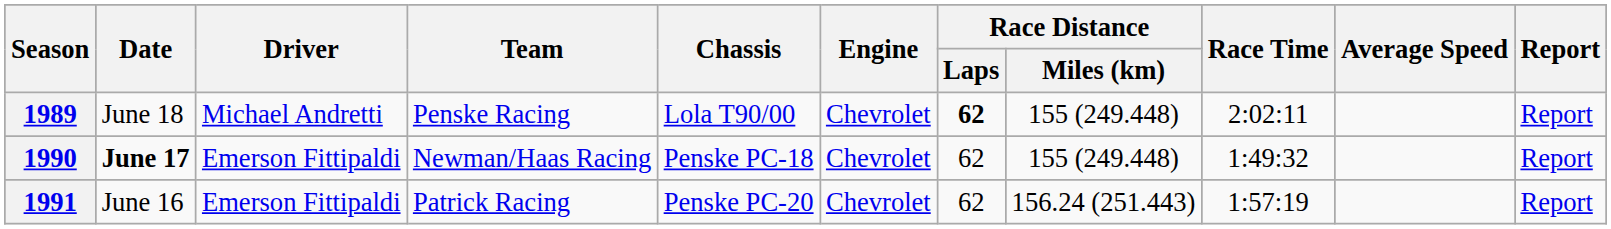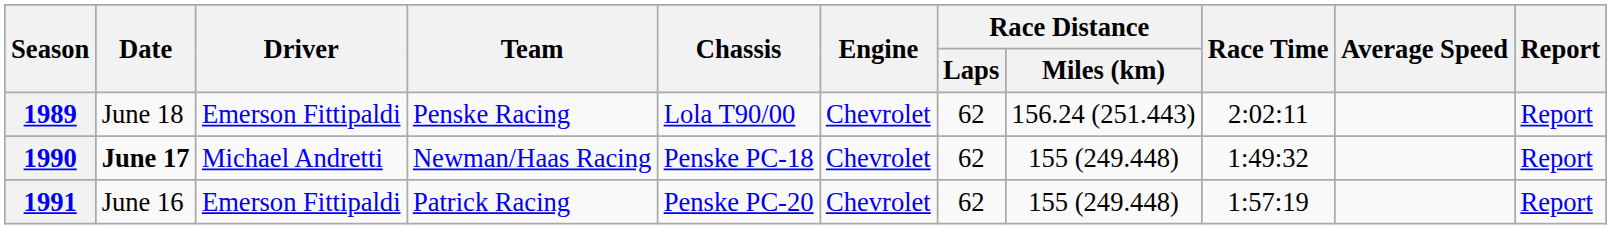(292, 114) Michael Andretti -> (301, 114) Emerson Fittipaldi
(971, 114) bold -> (971, 114) normal
(1104, 114) 155 (249.448) -> (1104, 114) 156.24 (251.443)
(301, 158) Emerson Fittipaldi -> (292, 158) Michael Andretti
(1104, 202) 156.24 (251.443) -> (1104, 202) 155 (249.448)
